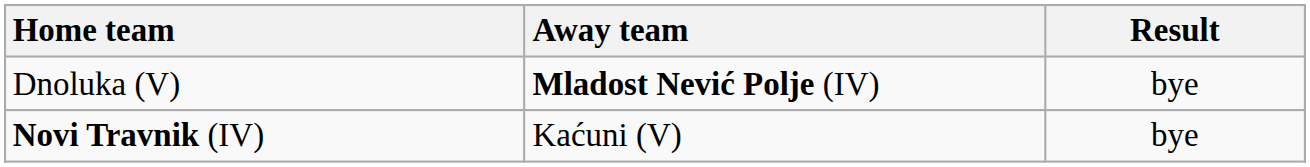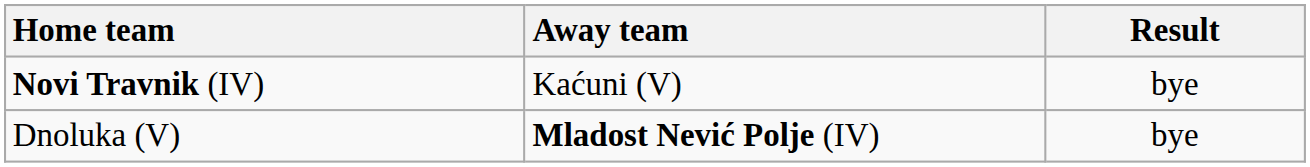rows swapped: (138, 135) <-> (96, 82)
